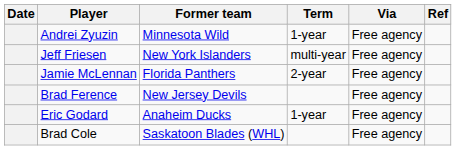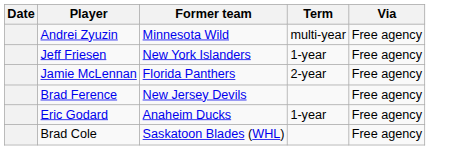- column: (438, 14)
(308, 34) 1-year -> (318, 34) multi-year
(318, 54) multi-year -> (308, 54) 1-year
